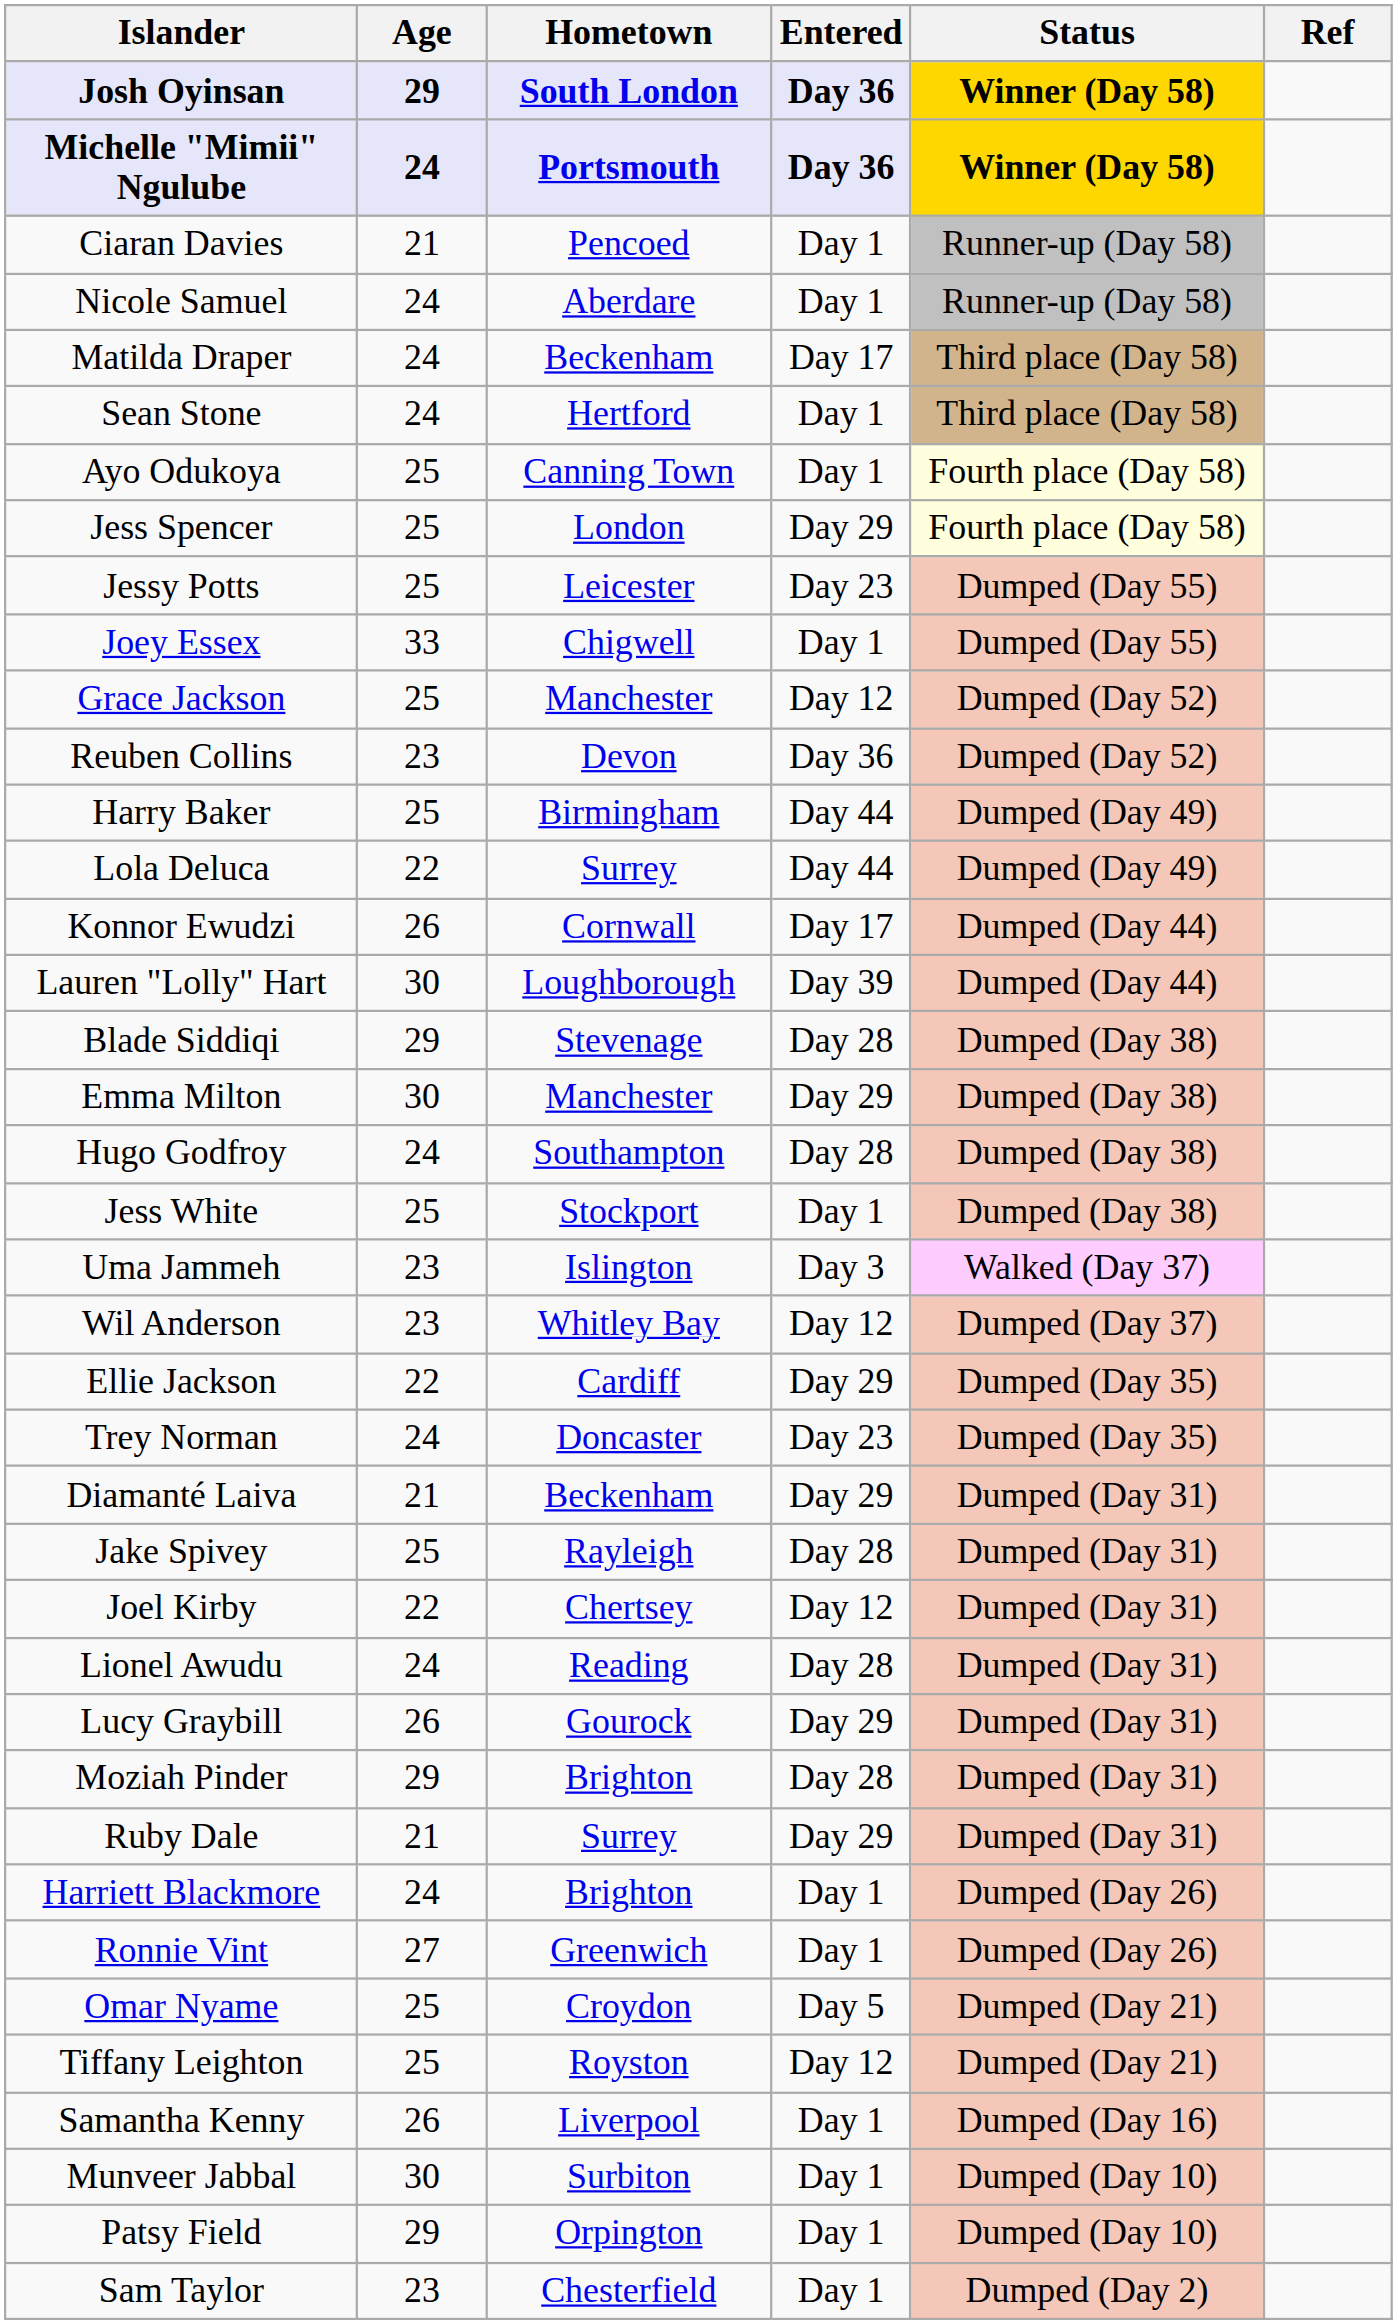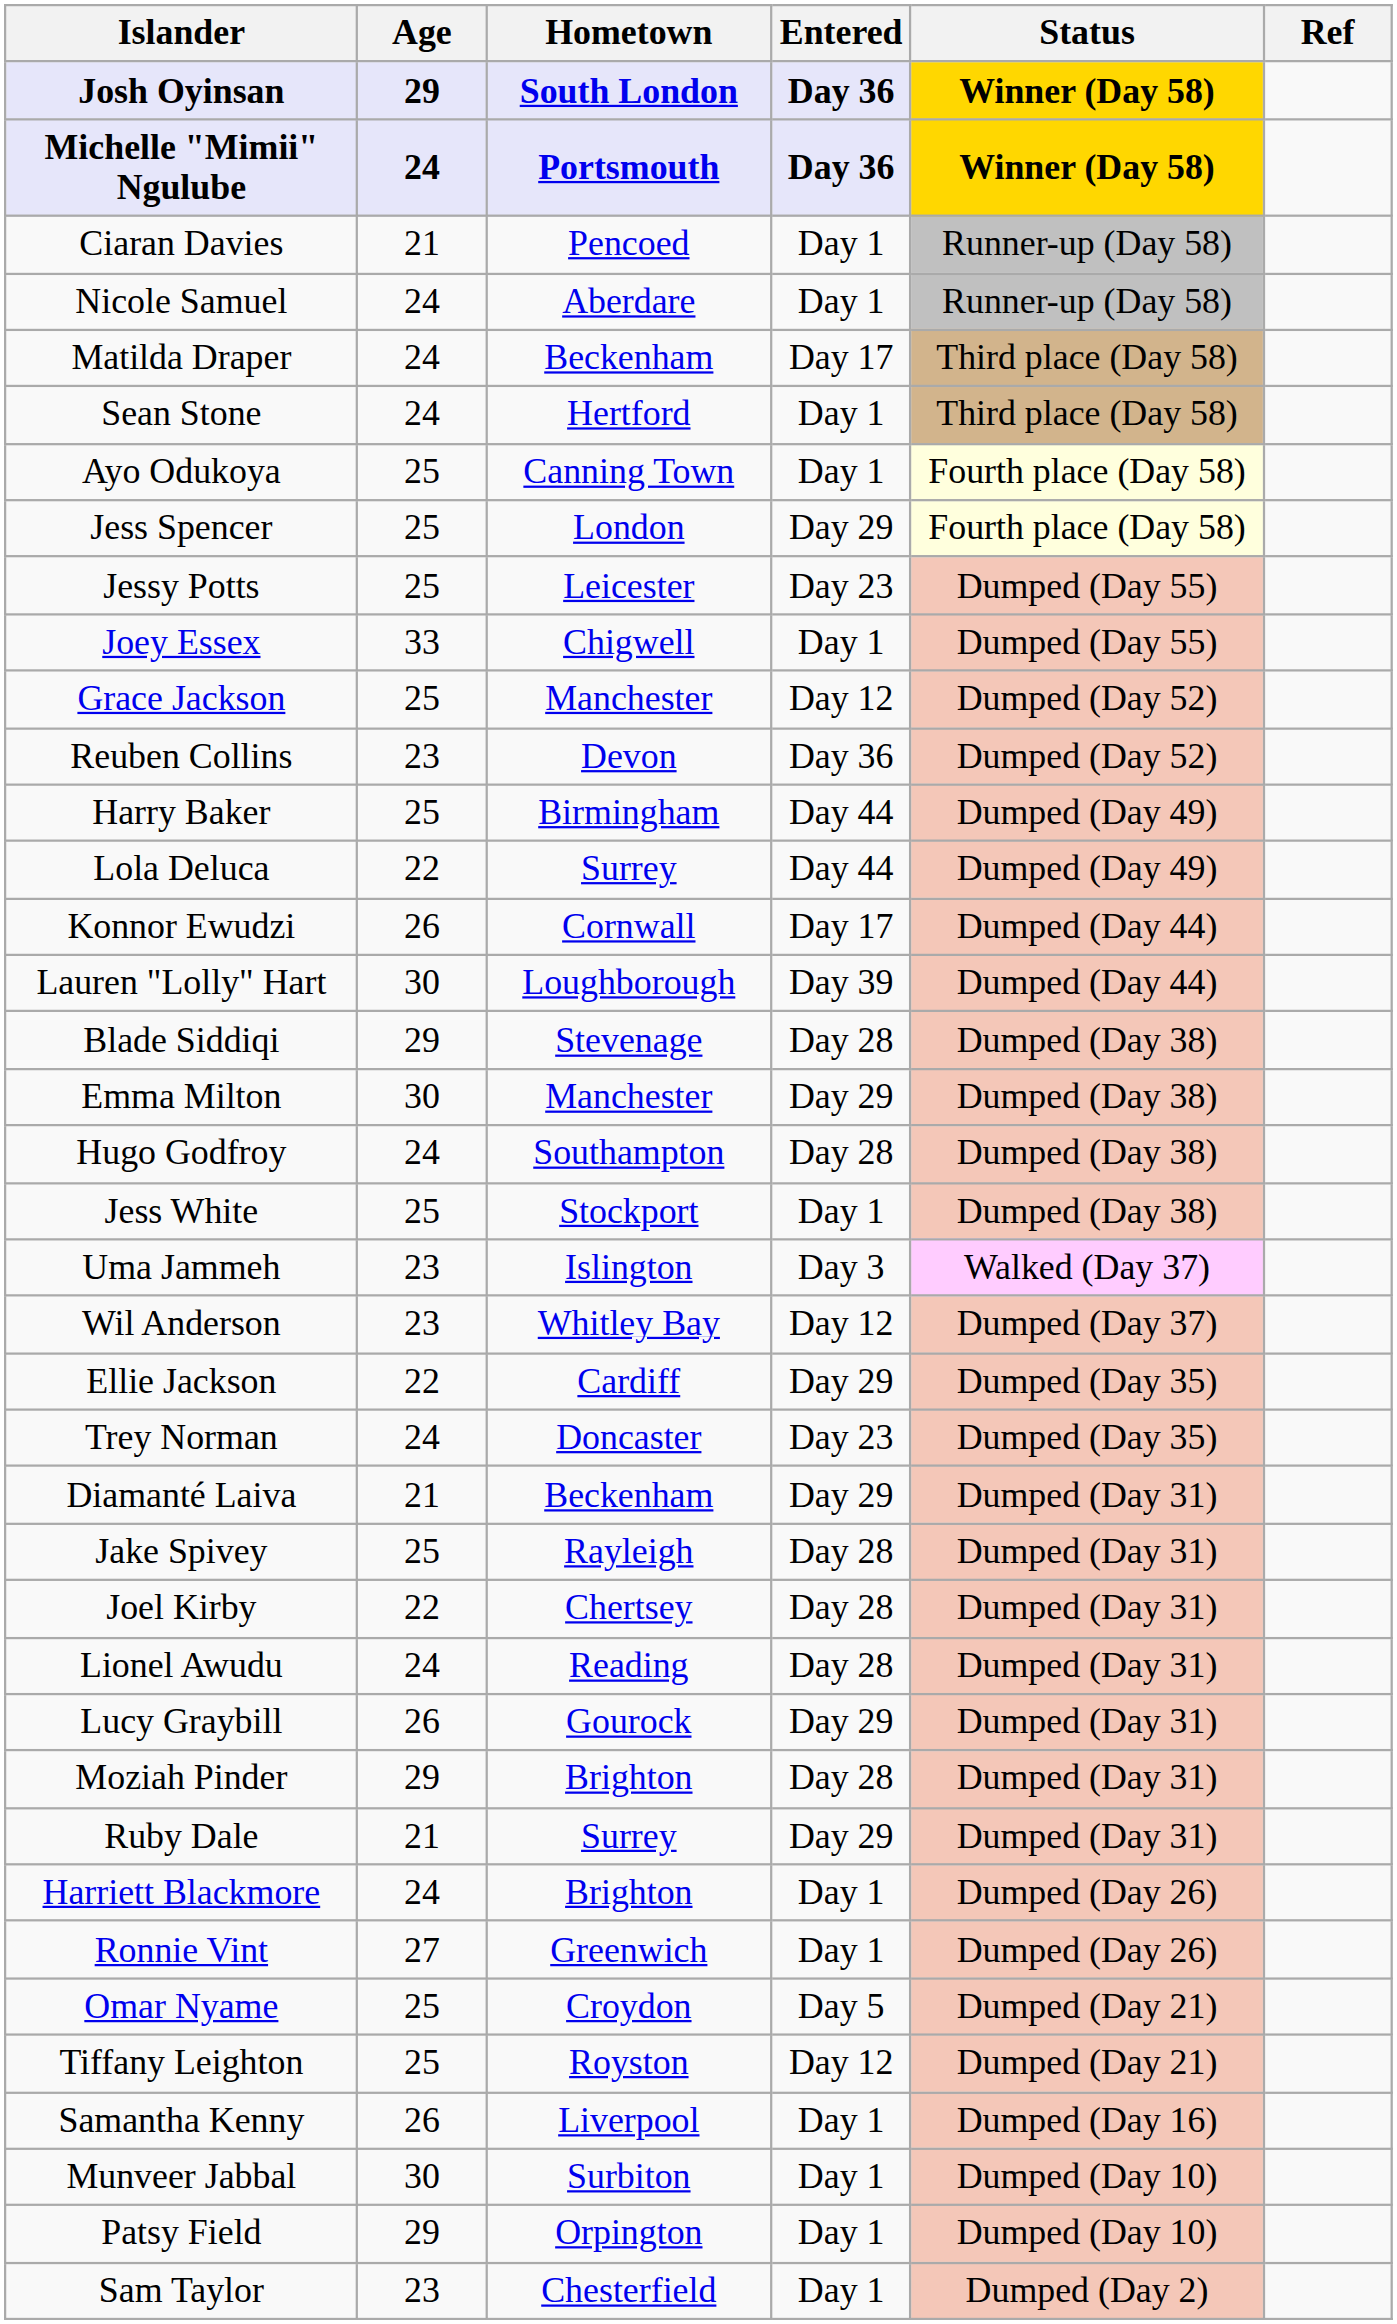(841, 1607) Day 12 -> (841, 1607) Day 28
